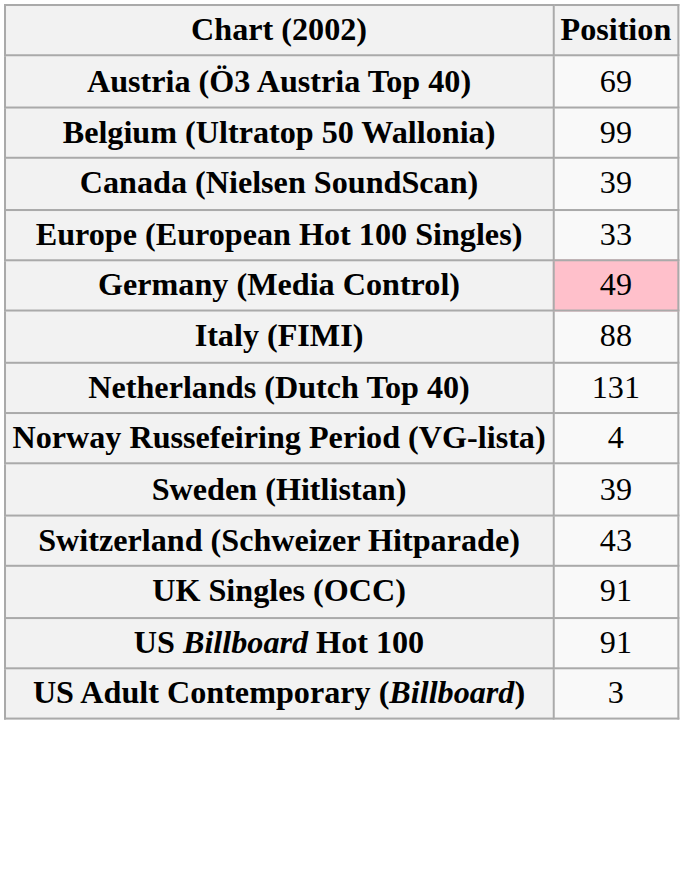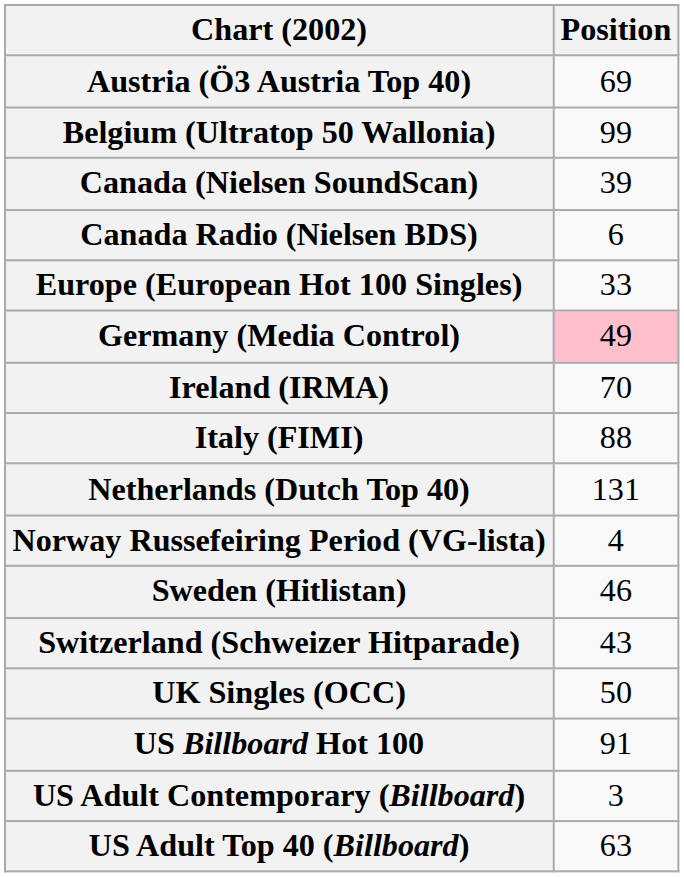+ row: (279, 234)
+ row: (279, 387)
(616, 489) 39 -> (616, 591) 46
(616, 591) 91 -> (616, 693) 50
+ row: (279, 846)
